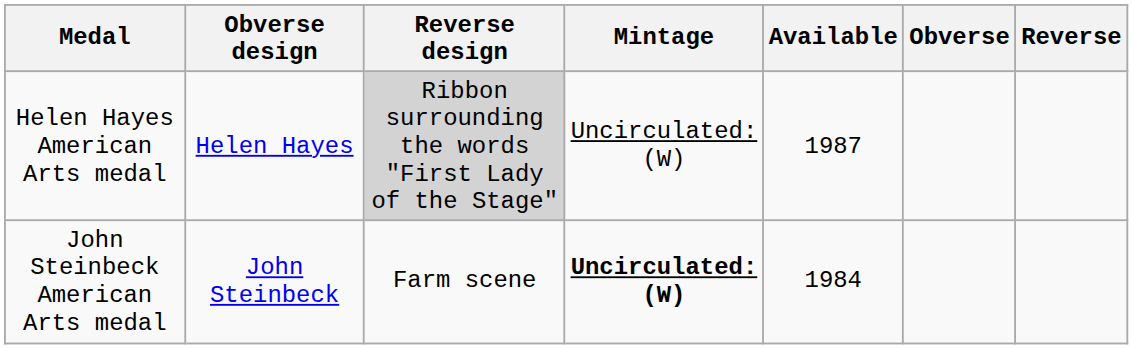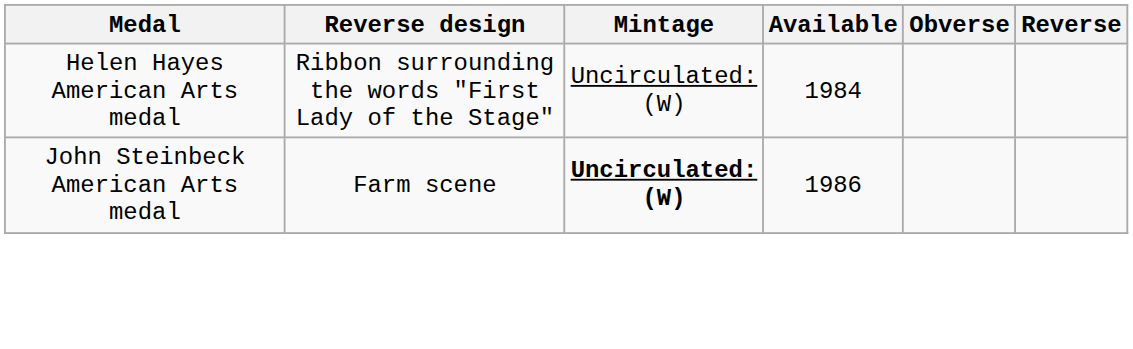- column: (275, 38)
(465, 146) lightgrey background -> (425, 91) no background
(833, 146) 1987 -> (833, 91) 1984
(833, 282) 1984 -> (833, 185) 1986
